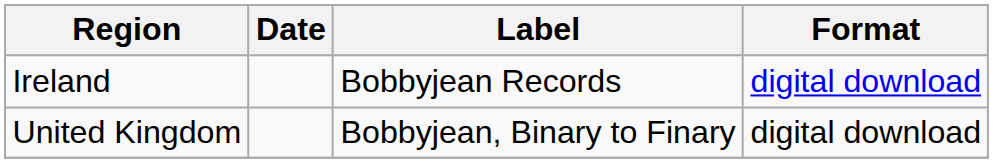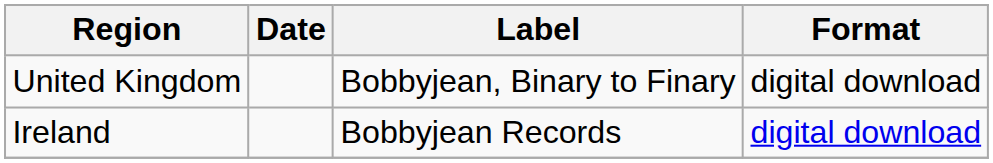rows swapped: (62, 81) <-> (127, 132)
